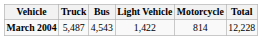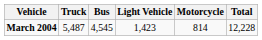(102, 27) 4,543 -> (102, 27) 4,545
(145, 27) 1,422 -> (145, 27) 1,423
